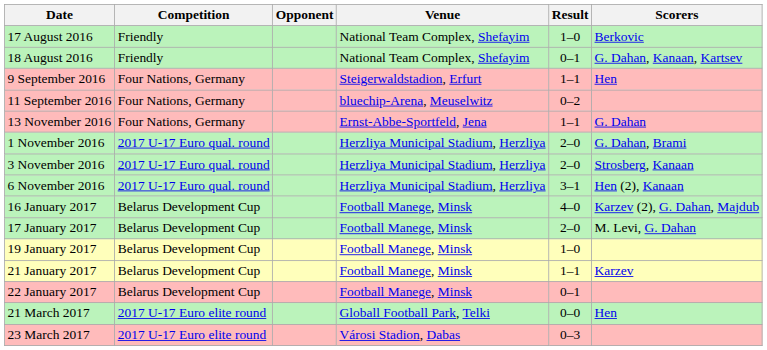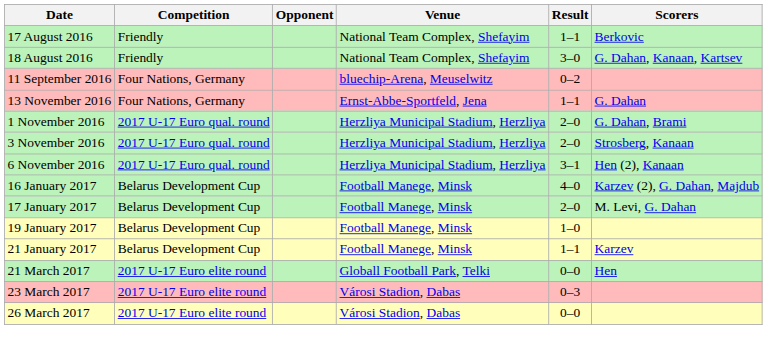(570, 36) 1–0 -> (570, 36) 1–1
(570, 57) 0–1 -> (570, 57) 3–0
- row: (56, 79)
- row: (52, 292)
+ row: (49, 313)
